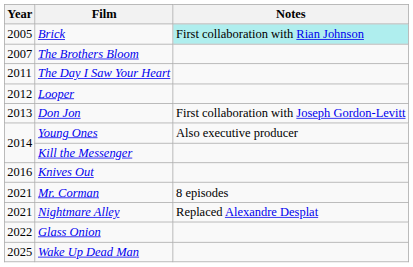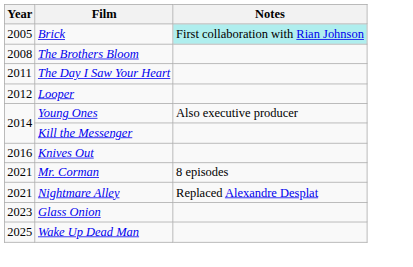(20, 53) 2007 -> (20, 53) 2008
- row: (59, 113)
(20, 232) 2022 -> (20, 212) 2023
